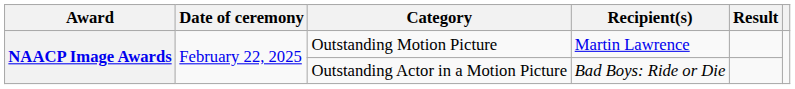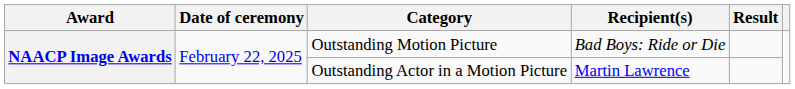(632, 44) Martin Lawrence -> (650, 44) Bad Boys: Ride or Die
(650, 70) Bad Boys: Ride or Die -> (632, 70) Martin Lawrence
